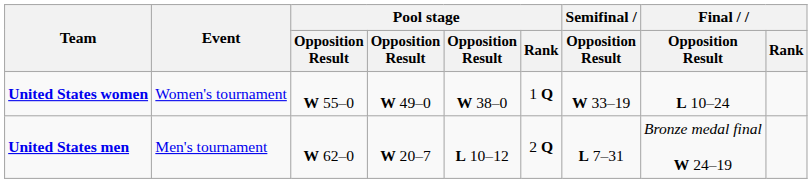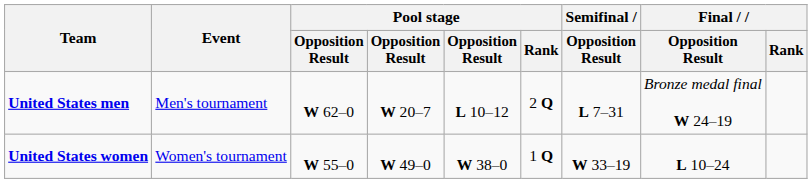rows swapped: (69, 147) <-> (78, 94)
